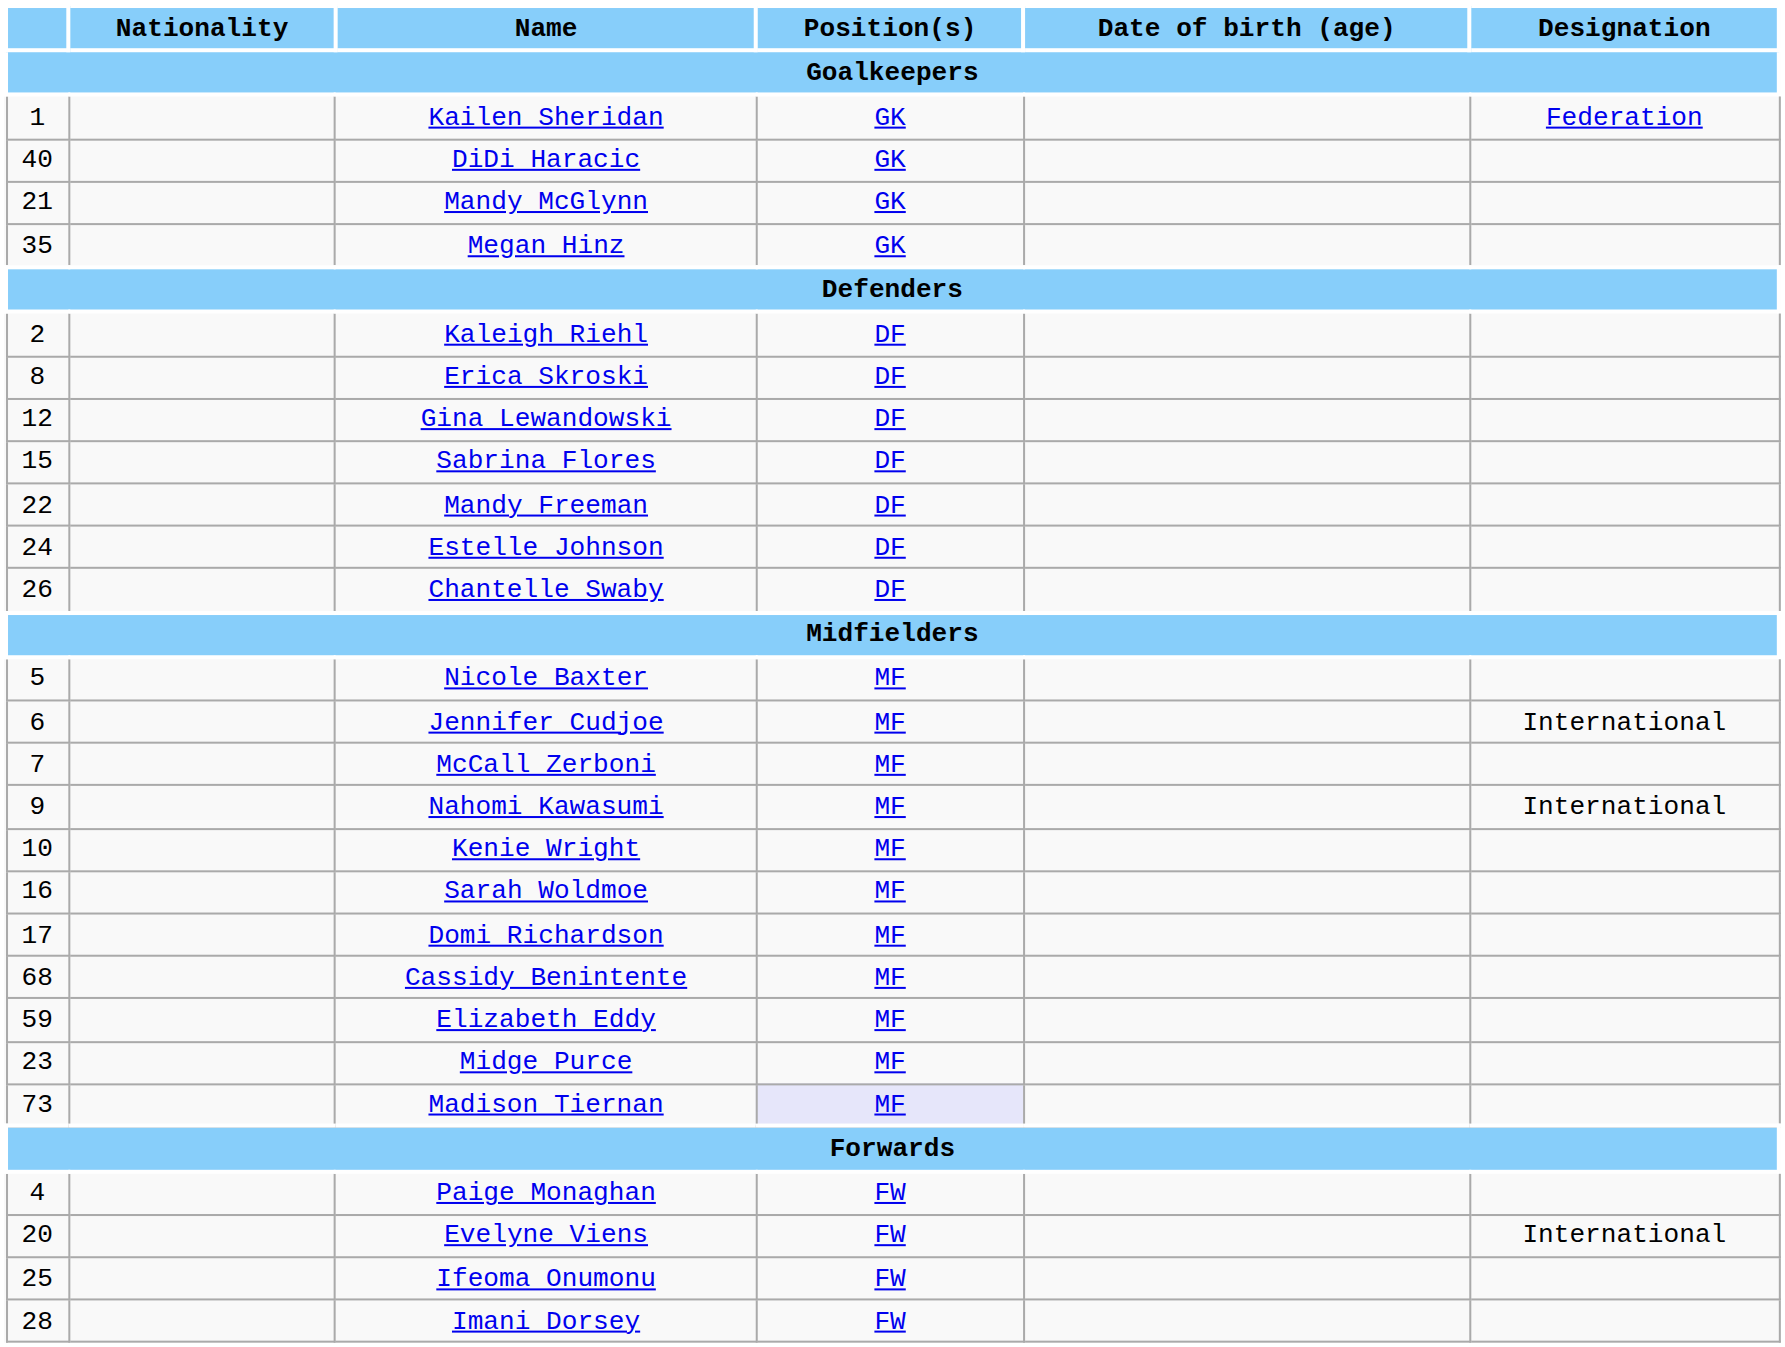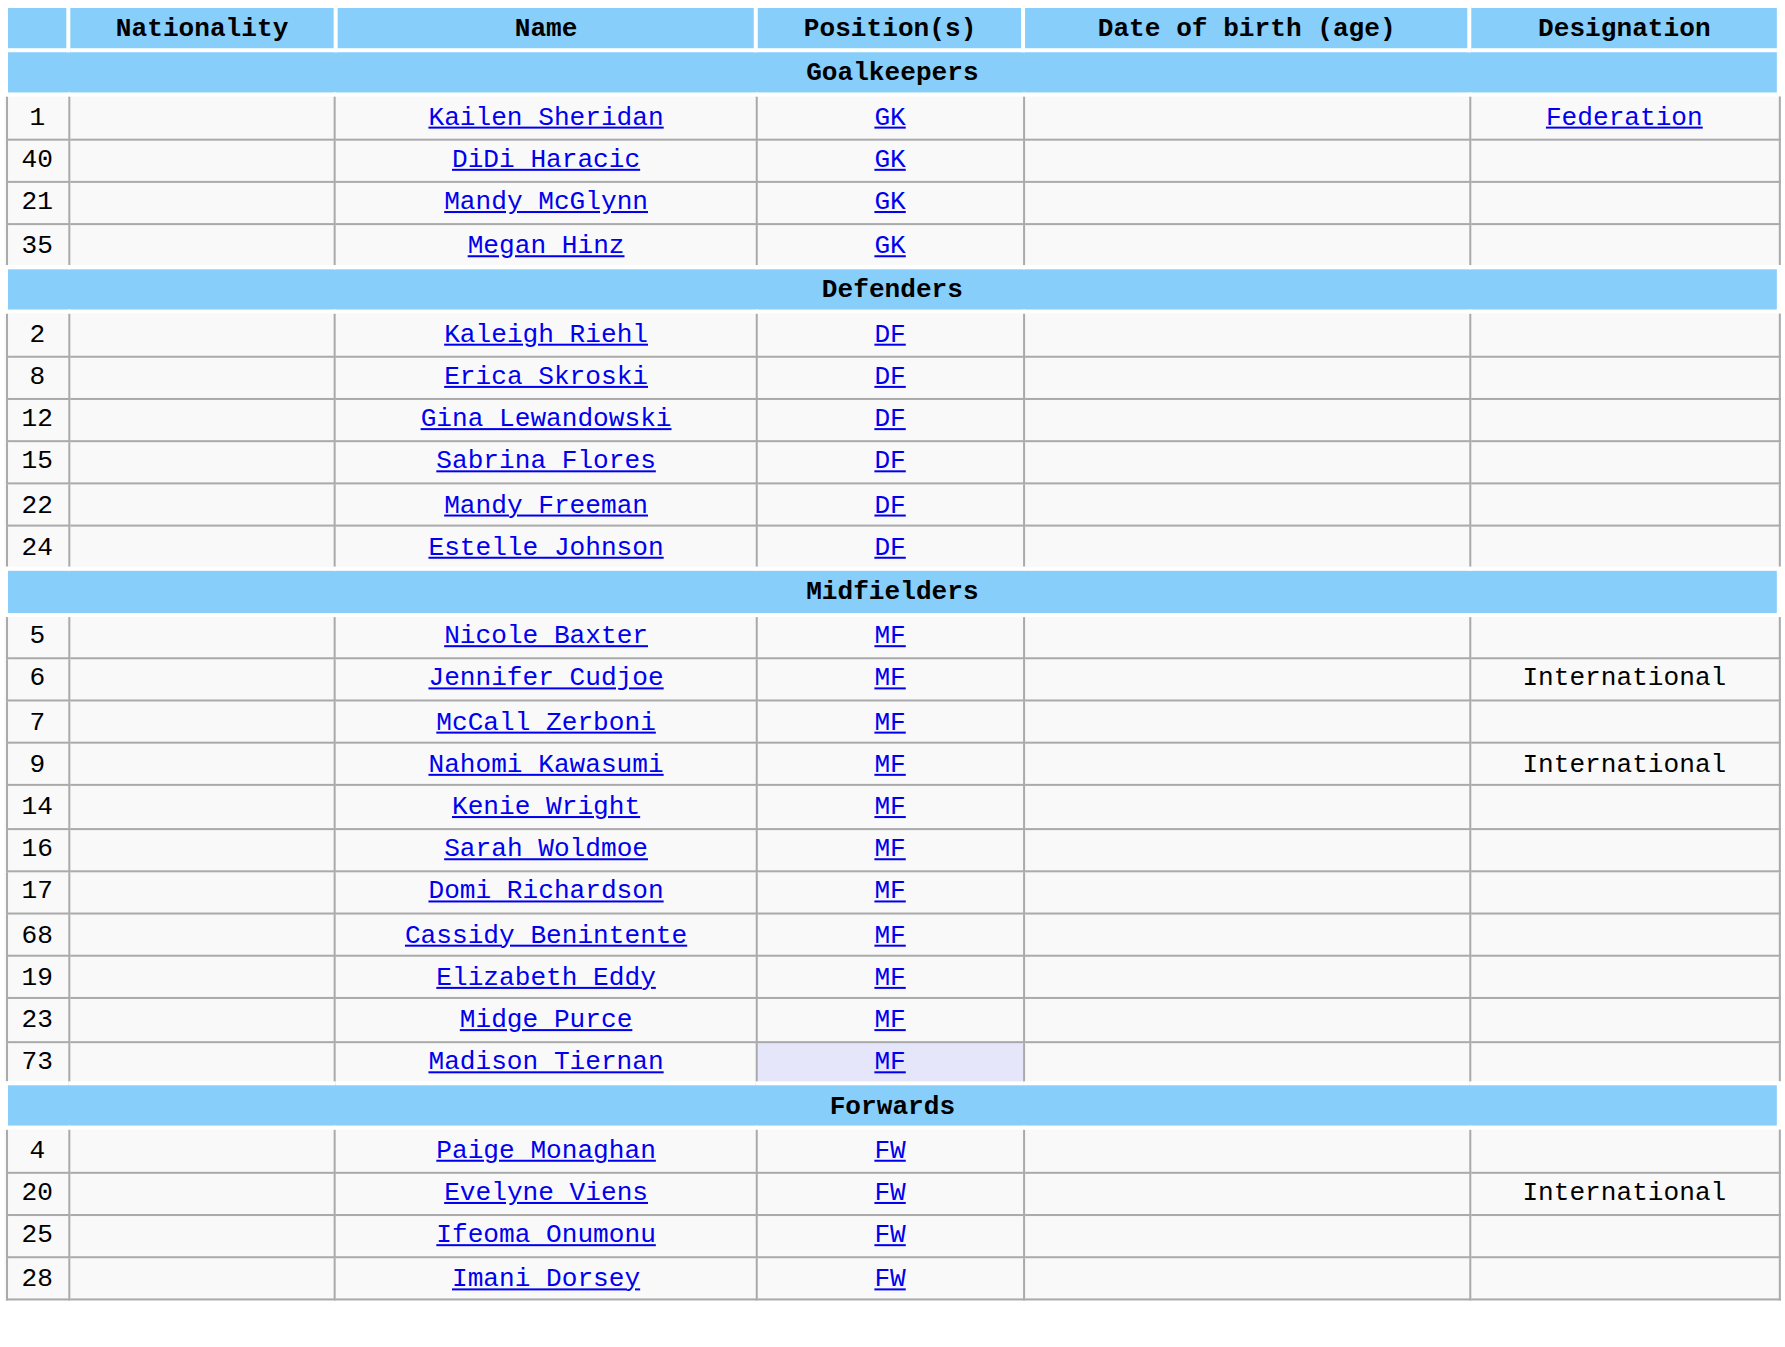- row: (546, 590)
(37, 850) 10 -> (37, 807) 14
(37, 1020) 59 -> (37, 977) 19
